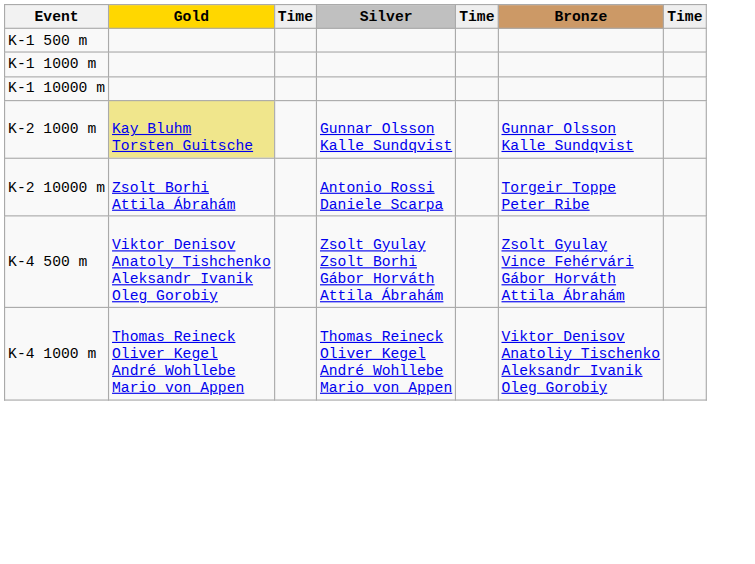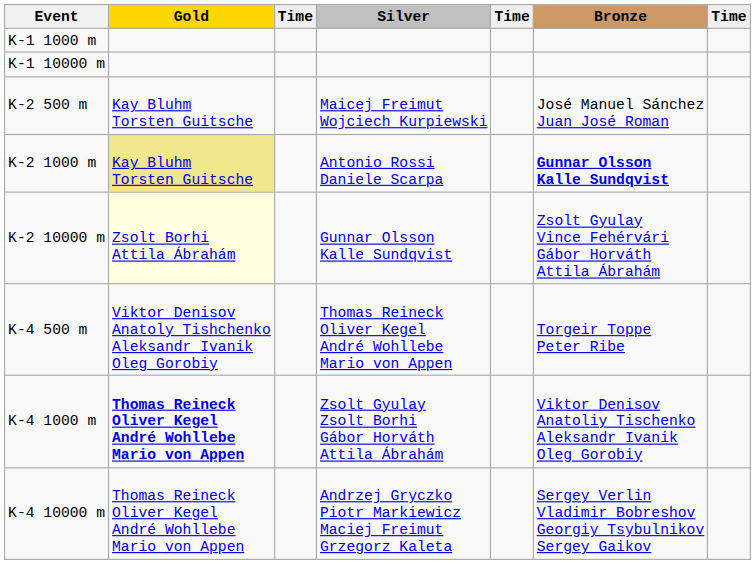- row: (48, 40)
+ row: (48, 105)
(386, 138) Gunnar Olsson Kalle Sundqvist -> (382, 172) Antonio Rossi Daniele Scarpa
(568, 138) normal -> (603, 172) bold
(174, 196) no background -> (174, 246) lightyellow background
(382, 196) Antonio Rossi Daniele Scarpa -> (386, 246) Gunnar Olsson Kalle Sundqvist
(559, 196) Torgeir Toppe Peter Ribe -> (603, 246) Zsolt Gyulay Vince Fehérvári Gábor Horváth Attila Ábrahám
(382, 270) Zsolt Gyulay Zsolt Borhi Gábor Horváth Attila Ábrahám -> (386, 338) Thomas Reineck Oliver Kegel André Wohllebe Mario von Appen
(568, 270) Zsolt Gyulay Vince Fehérvári Gábor Horváth Attila Ábrahám -> (594, 338) Torgeir Toppe Peter Ribe
(178, 362) normal -> (178, 430) bold
(386, 362) Thomas Reineck Oliver Kegel André Wohllebe Mario von Appen -> (382, 430) Zsolt Gyulay Zsolt Borhi Gábor Horváth Attila Ábrahám
+ row: (57, 513)
